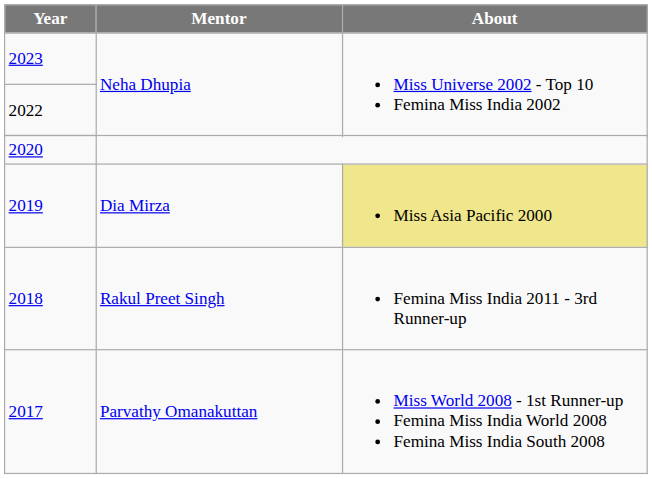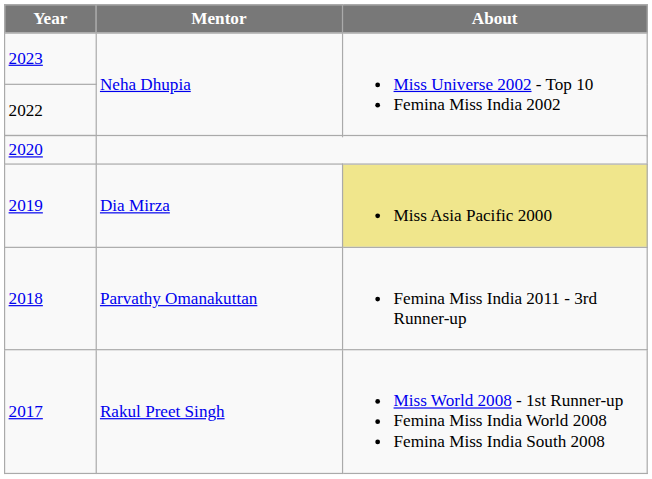(162, 298) Rakul Preet Singh -> (179, 298) Parvathy Omanakuttan
(179, 411) Parvathy Omanakuttan -> (162, 411) Rakul Preet Singh
